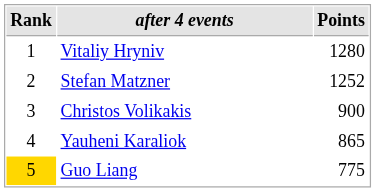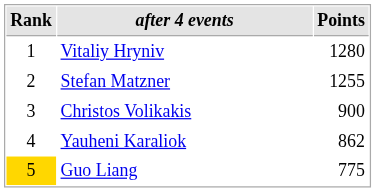(347, 81) 1252 -> (347, 81) 1255
(351, 140) 865 -> (351, 140) 862
